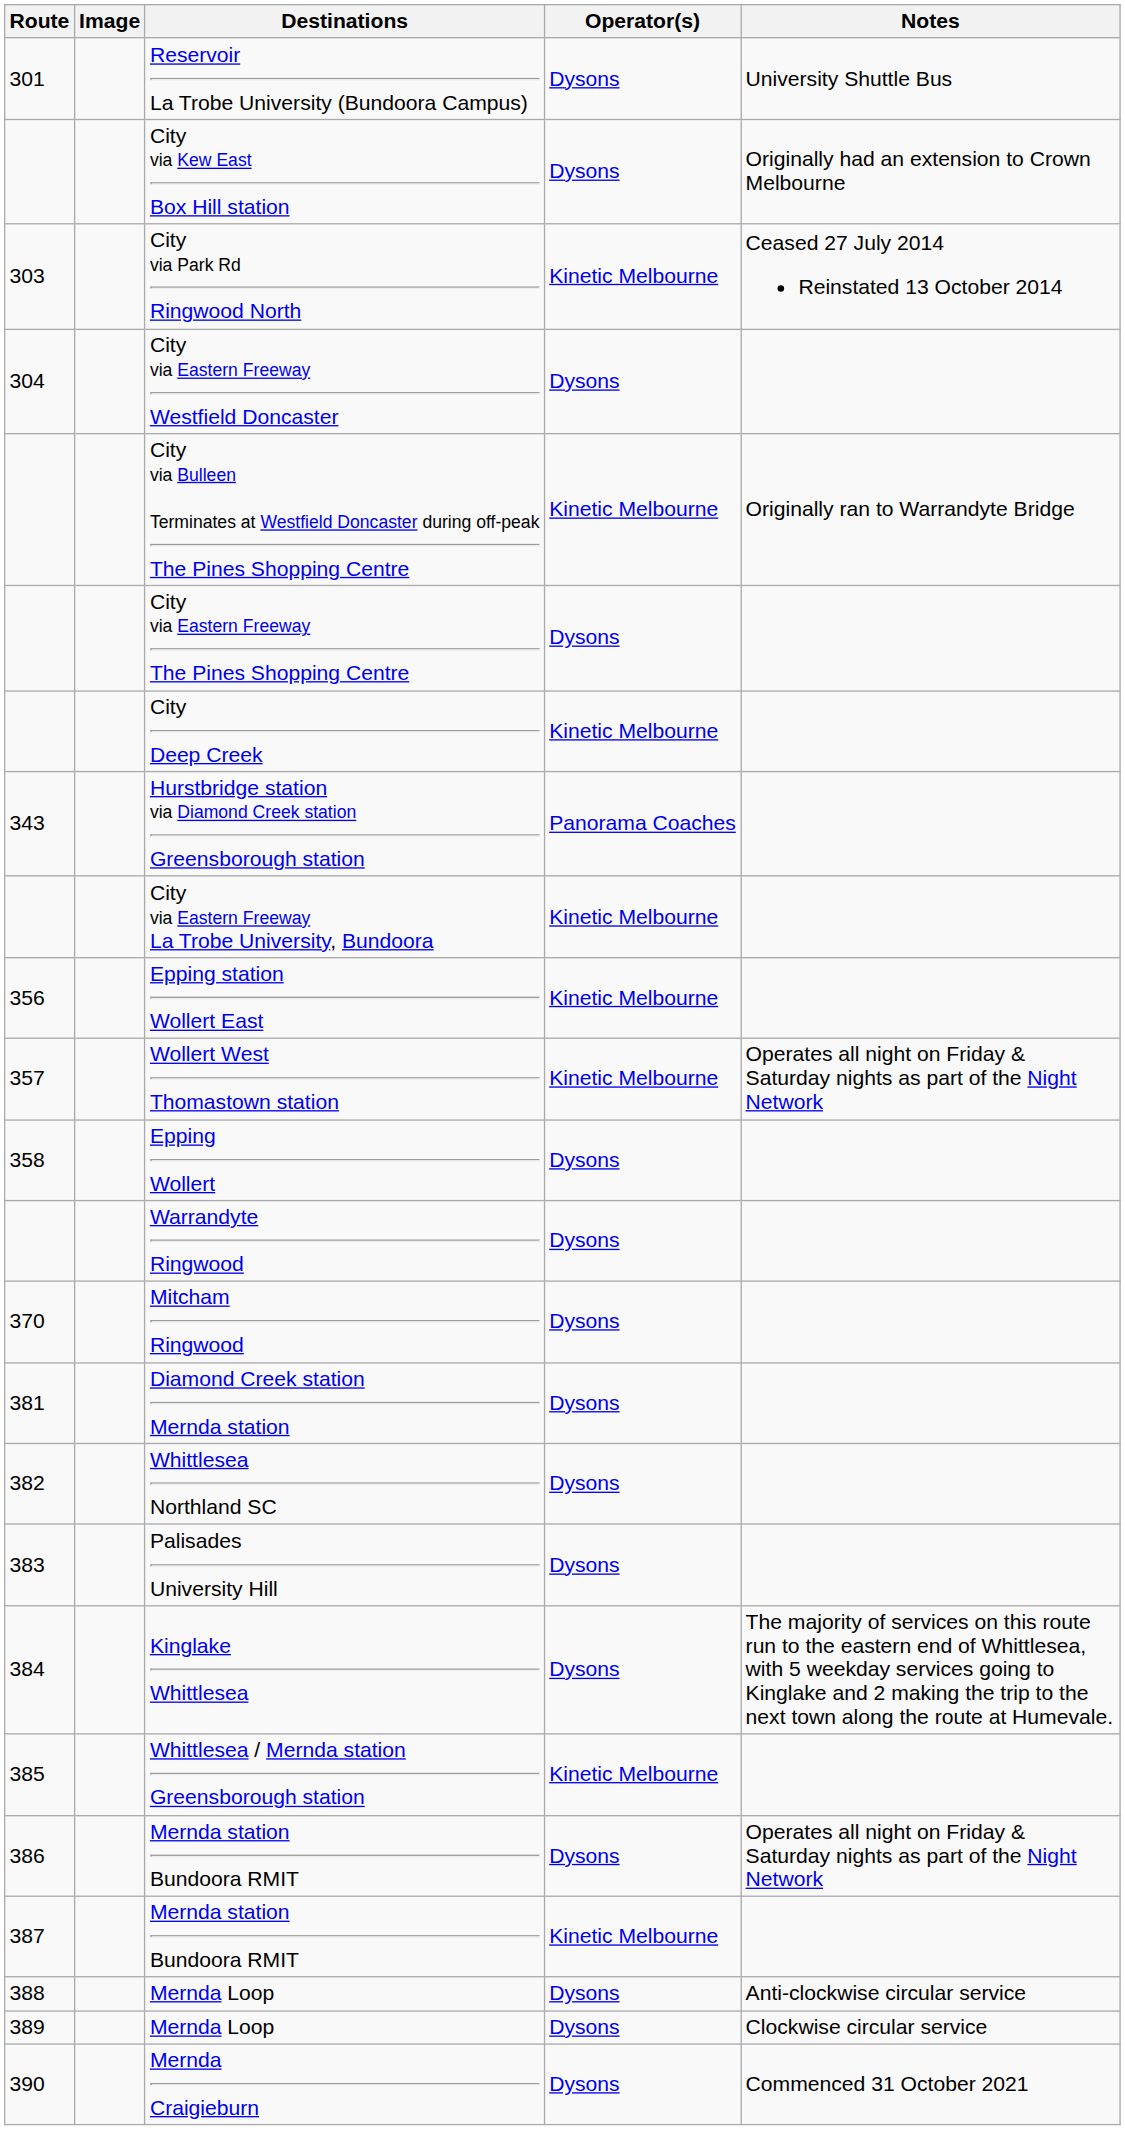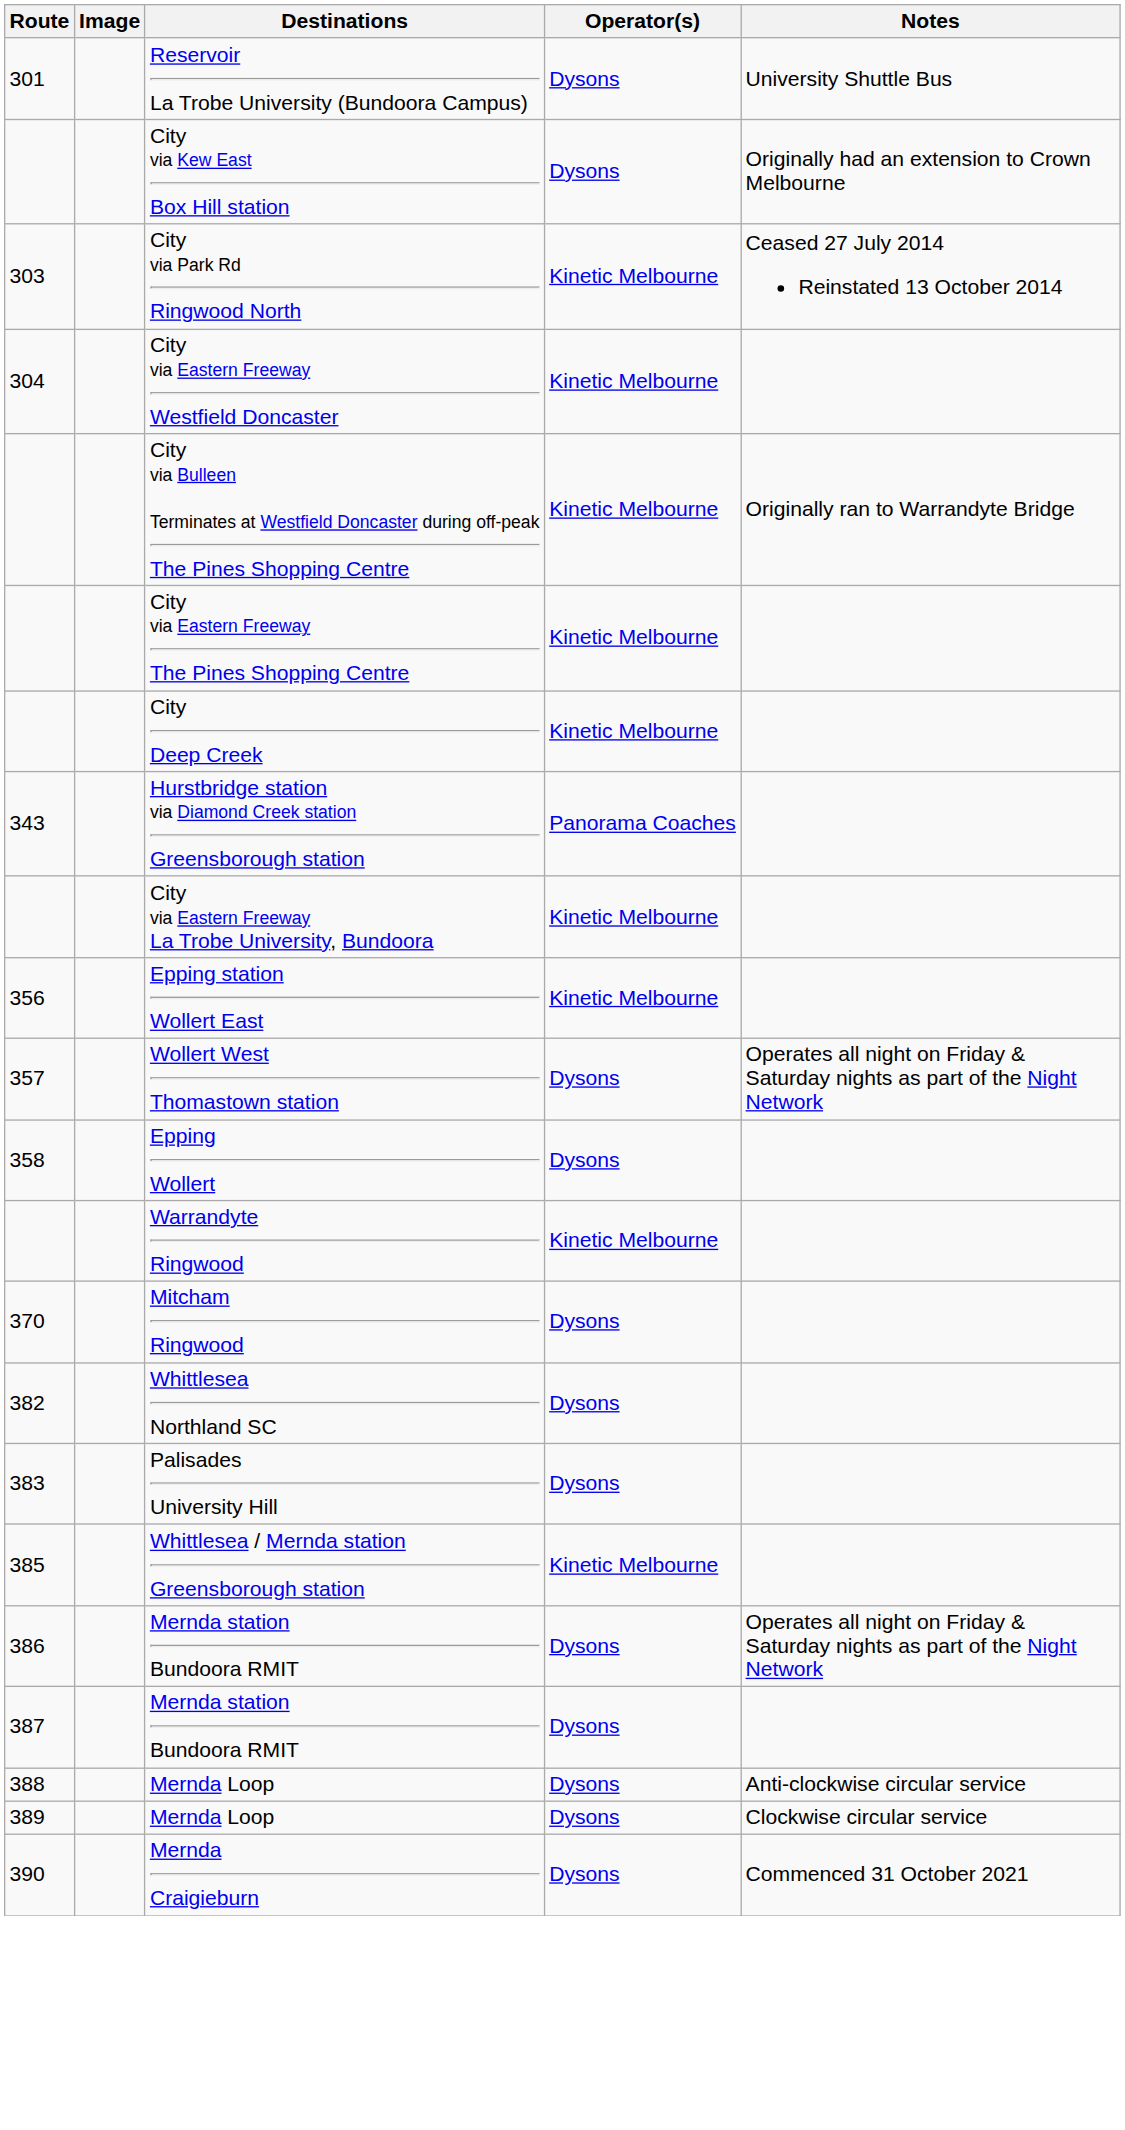(584, 380) Dysons -> (634, 380) Kinetic Melbourne
(584, 638) Dysons -> (634, 638) Kinetic Melbourne
(634, 1078) Kinetic Melbourne -> (584, 1078) Dysons
(584, 1240) Dysons -> (634, 1240) Kinetic Melbourne
- row: (27, 1402)
- row: (27, 1669)
(634, 1936) Kinetic Melbourne -> (584, 1726) Dysons
